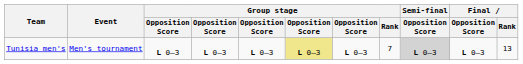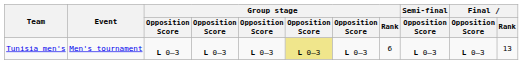(390, 48) 7 -> (390, 48) 6
(425, 53) lightgrey background -> (425, 53) no background
